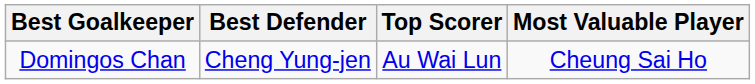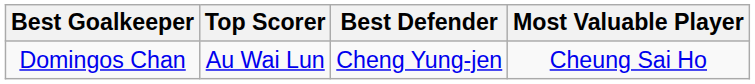columns swapped: (288, 22) <-> (442, 22)
